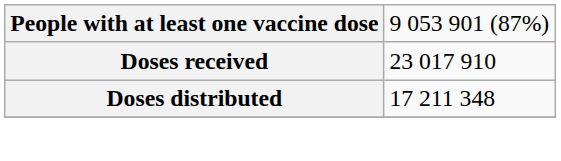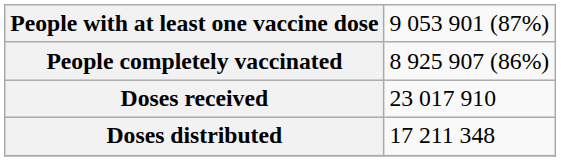+ row: (194, 60)
